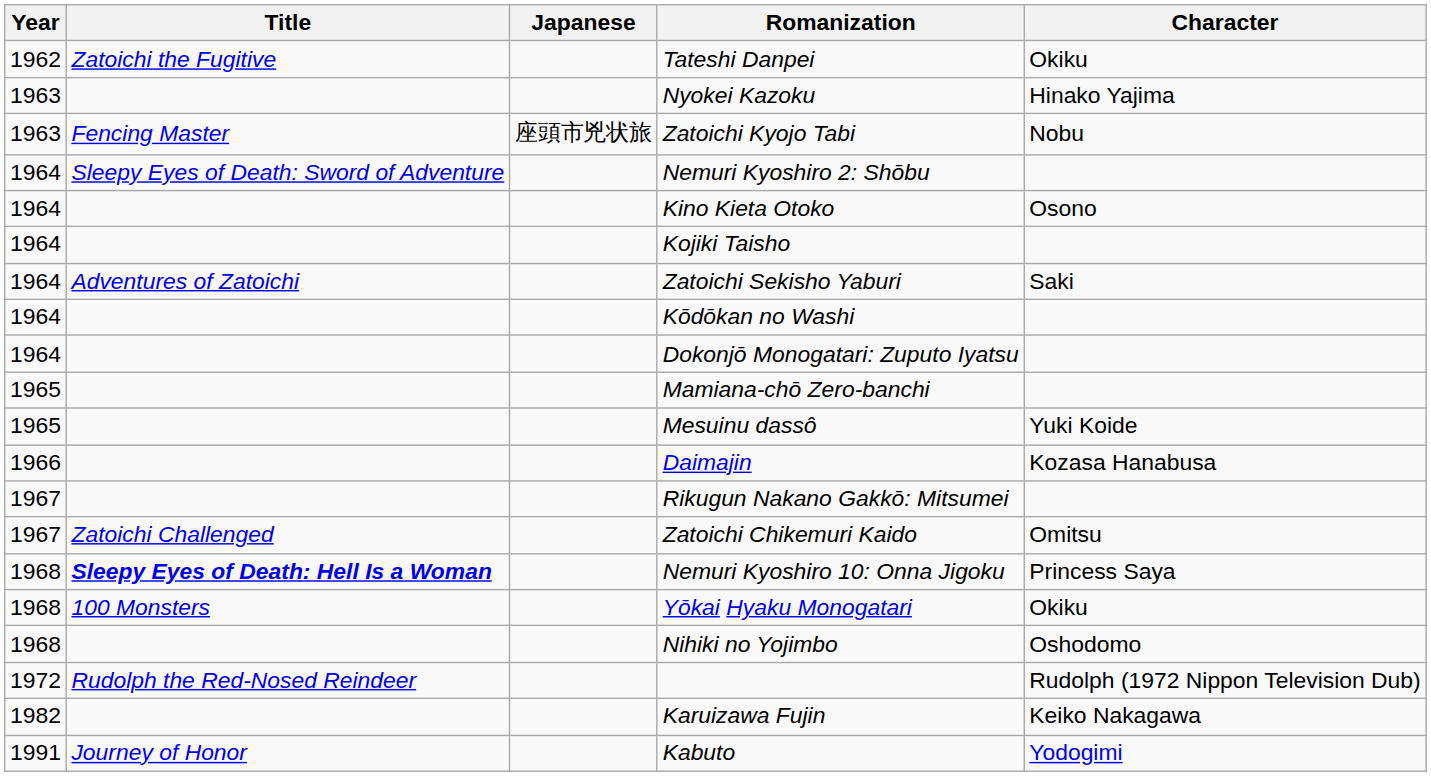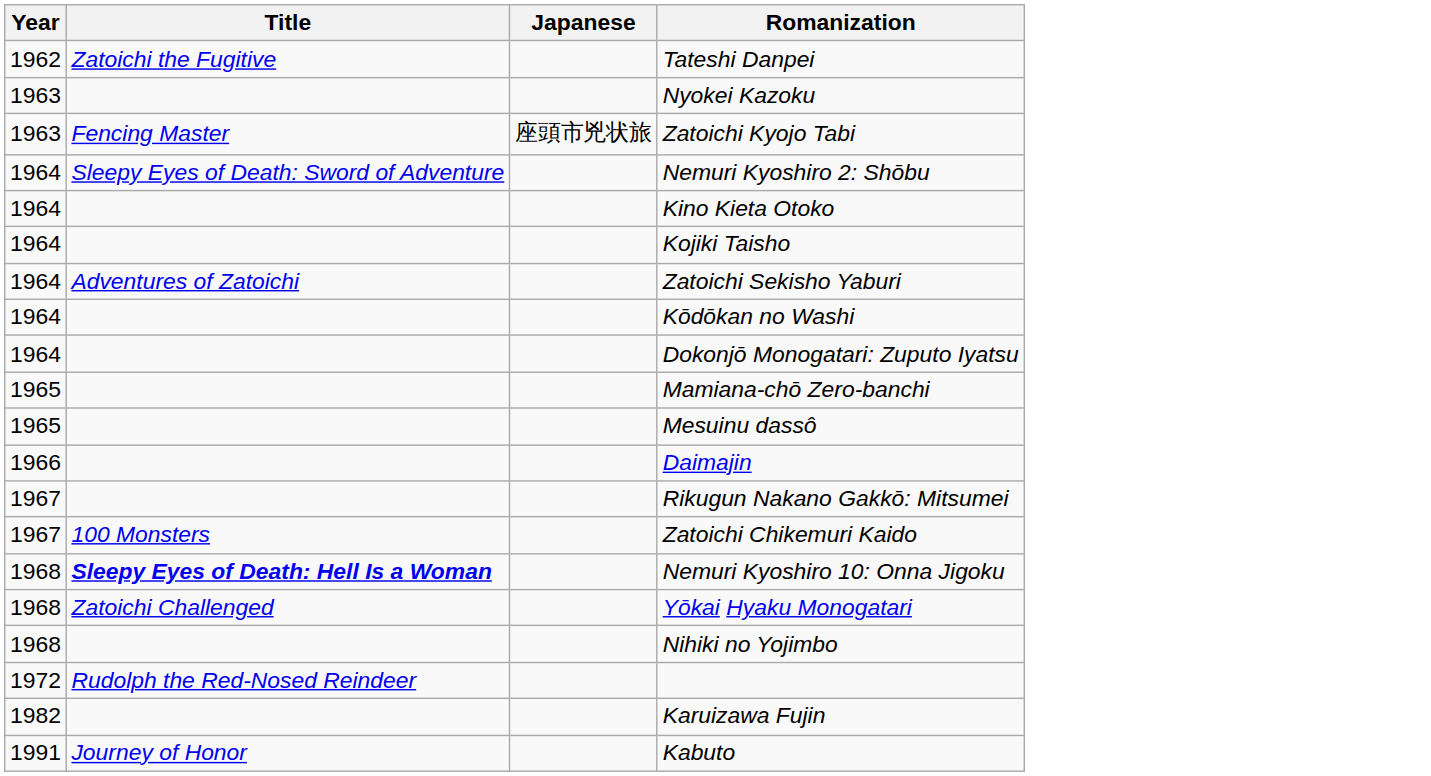- column: (1225, 22)
(173, 534) Zatoichi Challenged -> (141, 534) 100 Monsters
(141, 607) 100 Monsters -> (173, 607) Zatoichi Challenged
